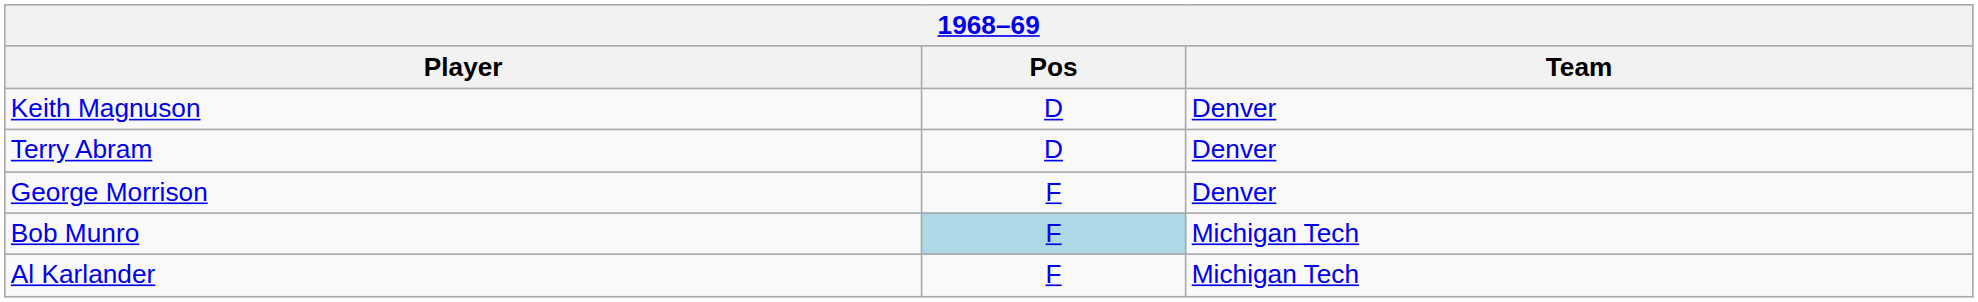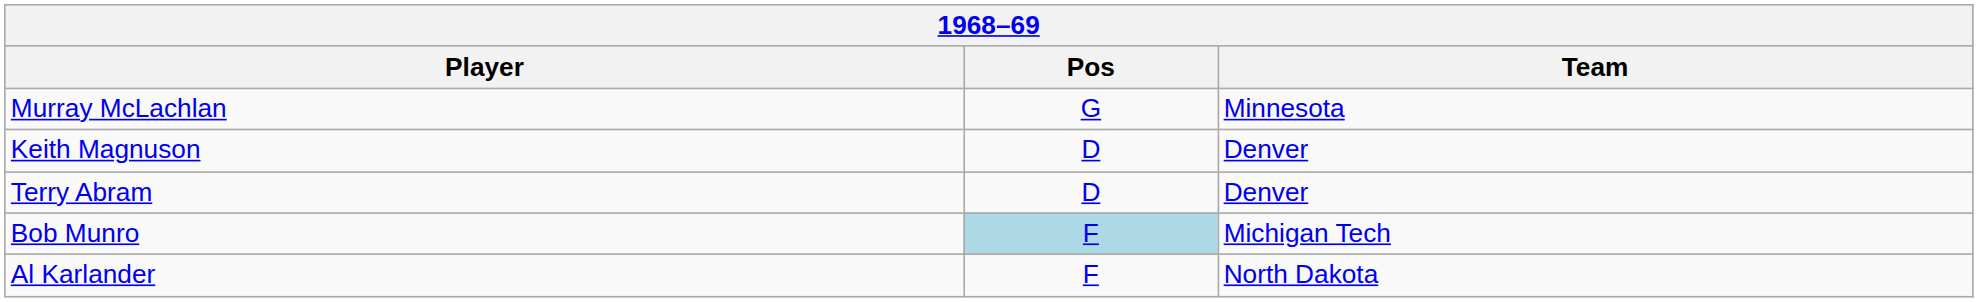+ row: (119, 108)
- row: (109, 191)
(1275, 274) Michigan Tech -> (1301, 274) North Dakota
